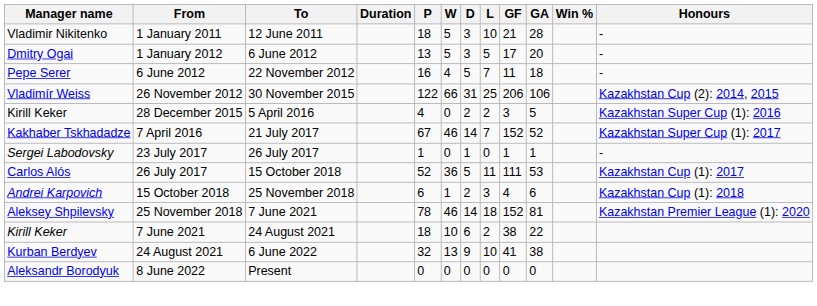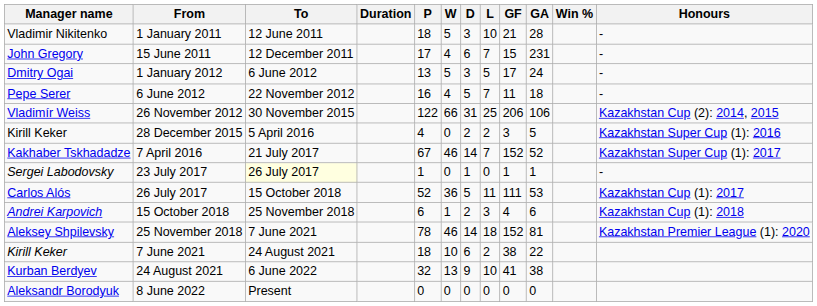+ row: (174, 53)
(536, 53) 20 -> (536, 73) 24
(284, 152) no background -> (284, 172) lightyellow background
